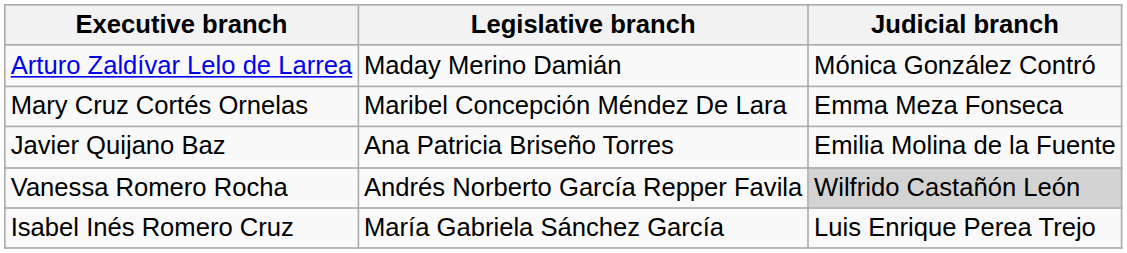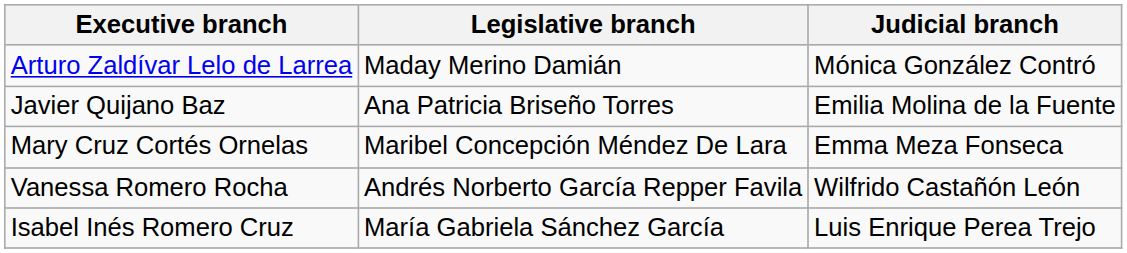rows swapped: (159, 106) <-> (118, 146)
(947, 187) lightgrey background -> (947, 187) no background
